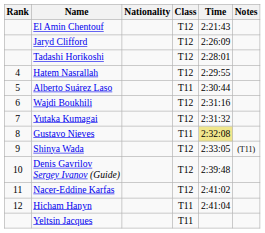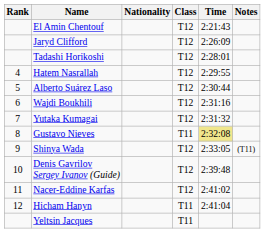(186, 88) T11 -> (186, 88) T12
